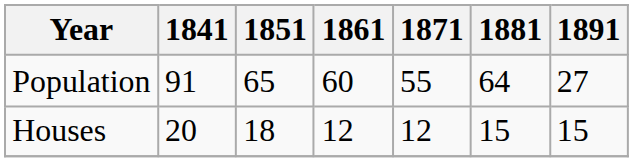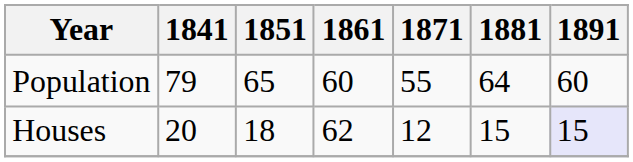(181, 80) 91 -> (181, 80) 79
(573, 80) 27 -> (573, 80) 60
(338, 130) 12 -> (338, 130) 62
(573, 130) no background -> (573, 130) lavender background
